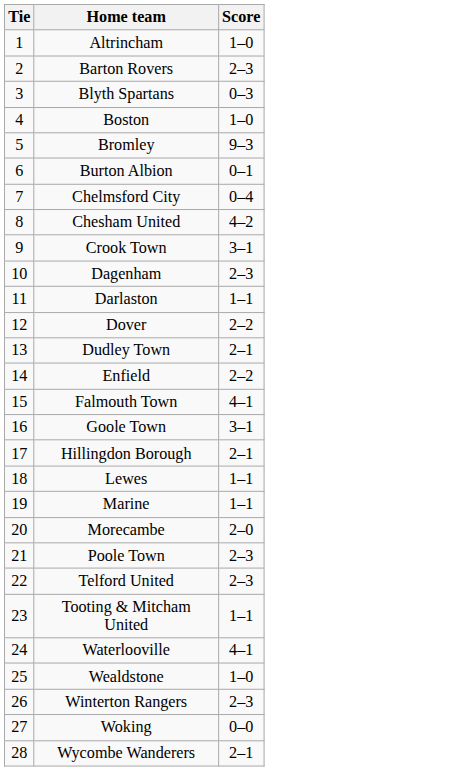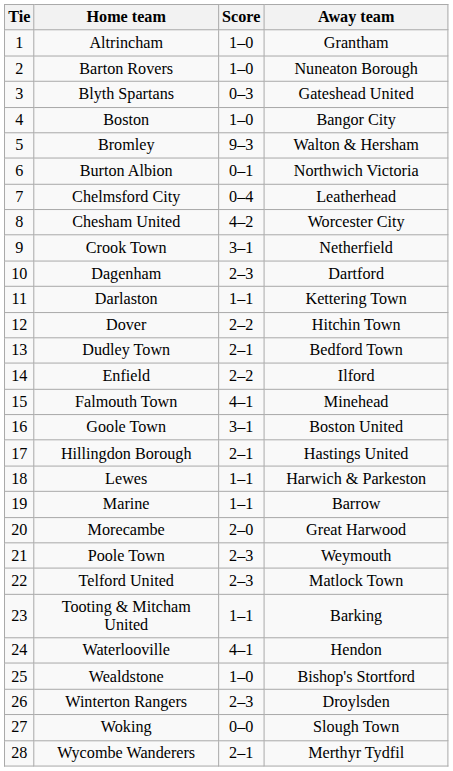+ column: (356, 17)
(241, 68) 2–3 -> (241, 68) 1–0
